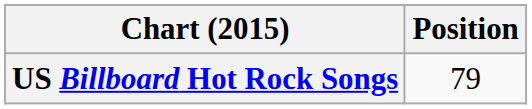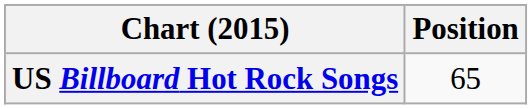(466, 77) 79 -> (466, 77) 65
